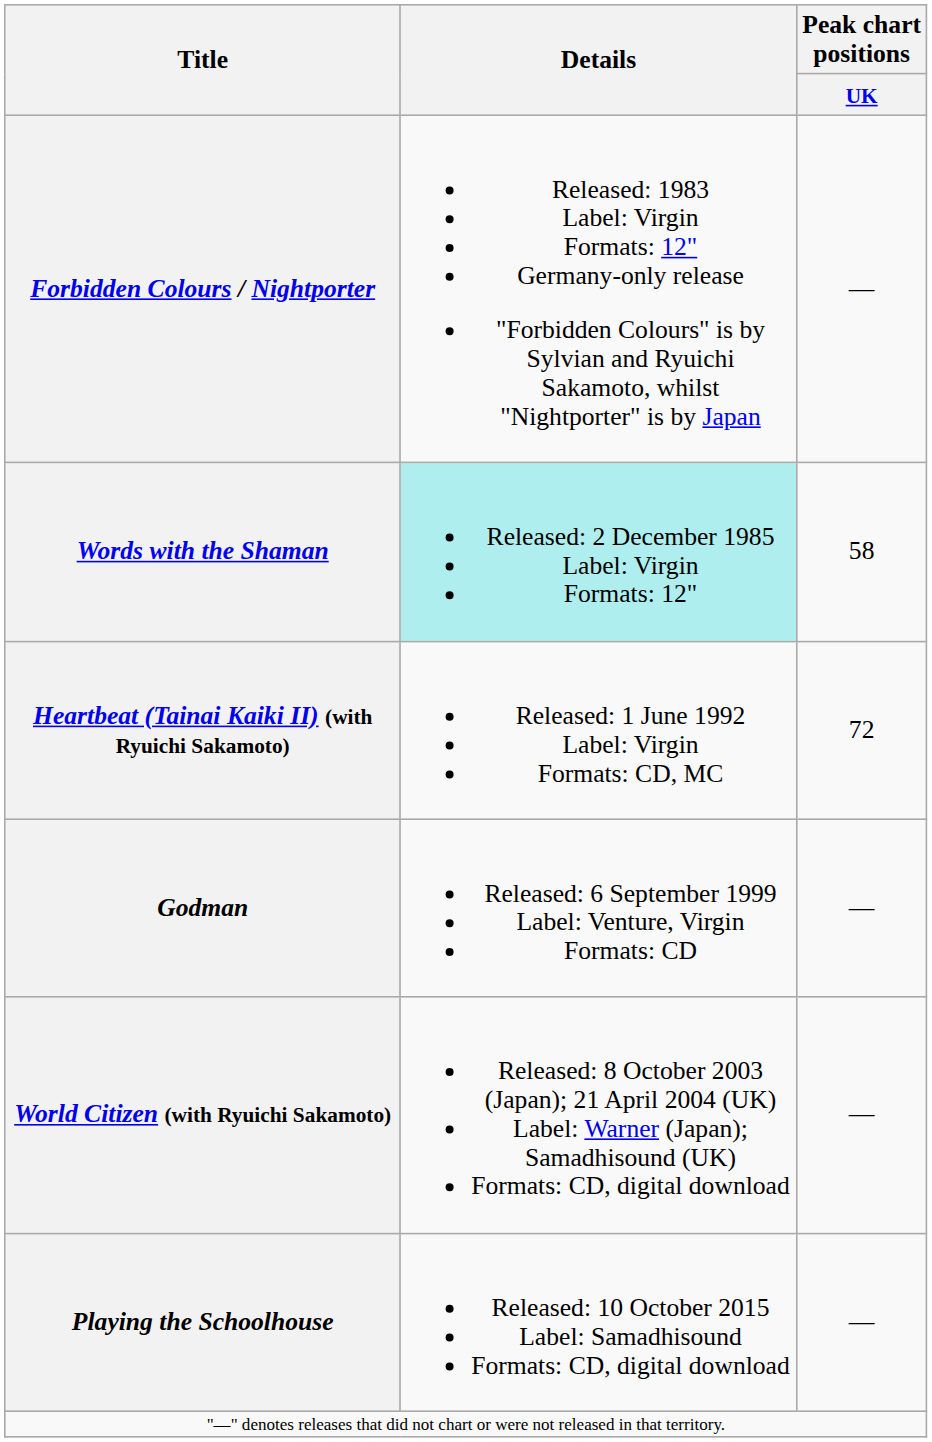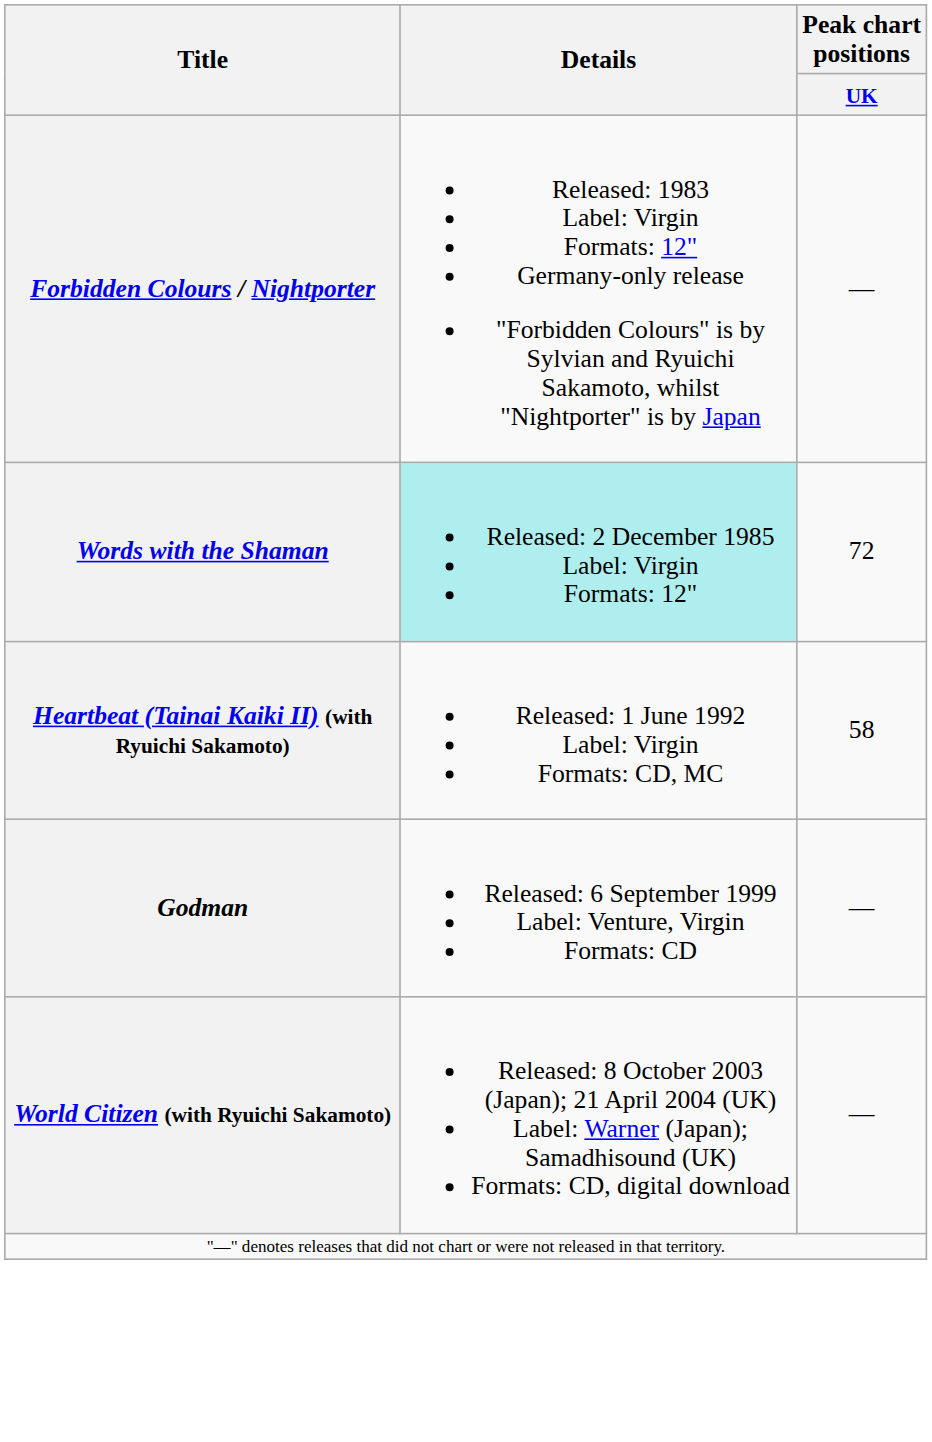(862, 551) 58 -> (862, 551) 72
(862, 729) 72 -> (862, 729) 58
- row: (203, 1321)
